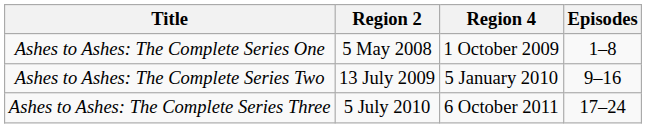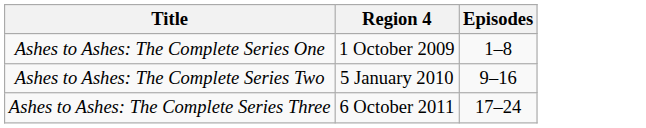- column: (387, 19)
